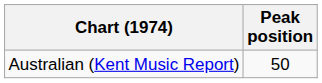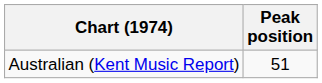(280, 63) 50 -> (280, 63) 51
